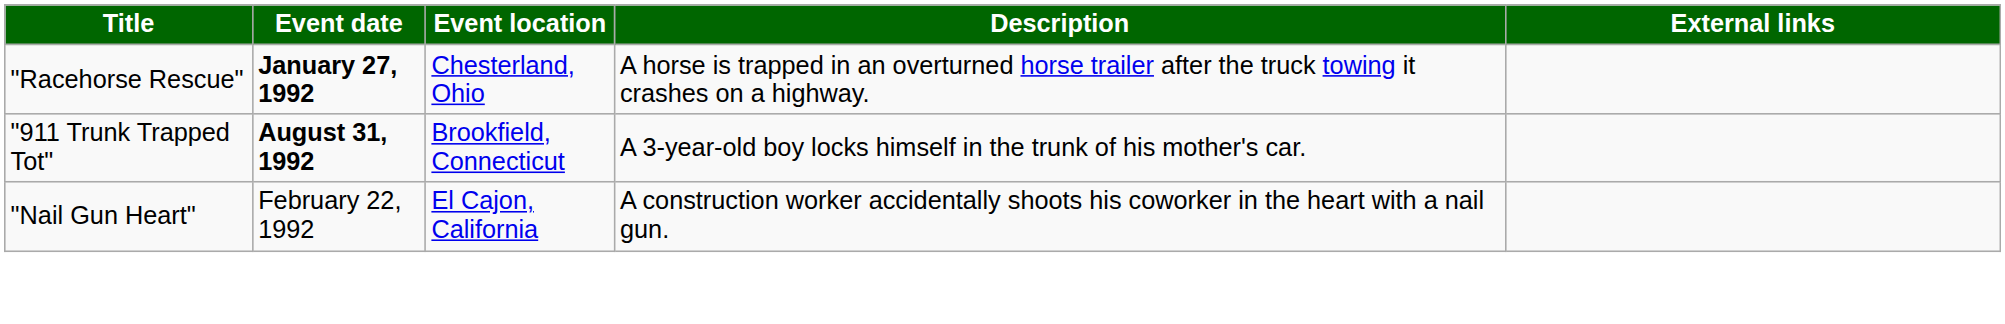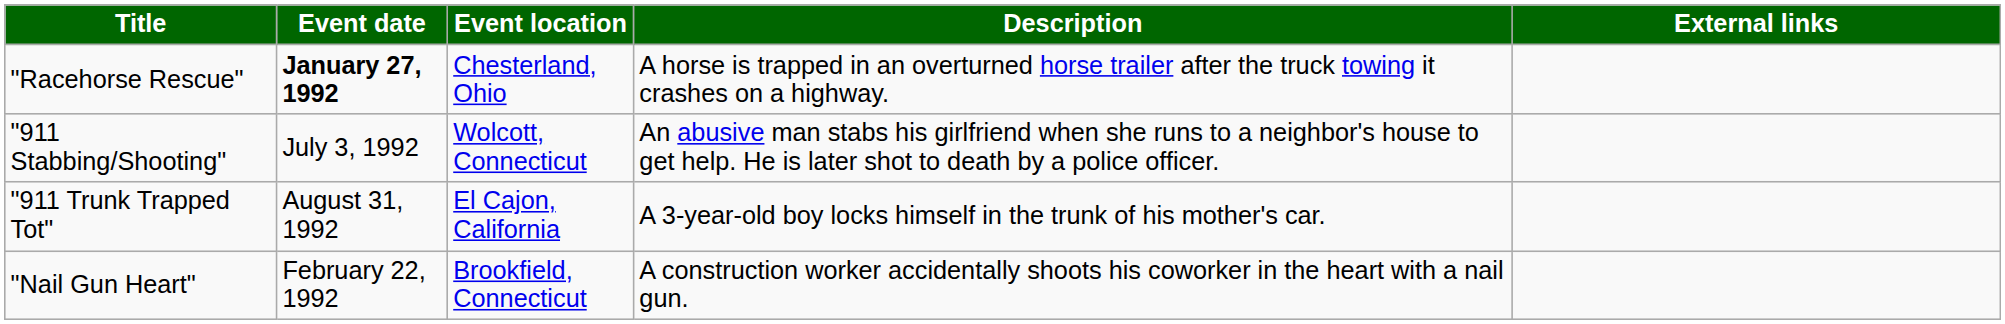+ row: (118, 147)
(323, 147) bold -> (343, 215) normal
(498, 147) Brookfield, Connecticut -> (507, 215) El Cajon, California
(485, 215) El Cajon, California -> (520, 284) Brookfield, Connecticut
